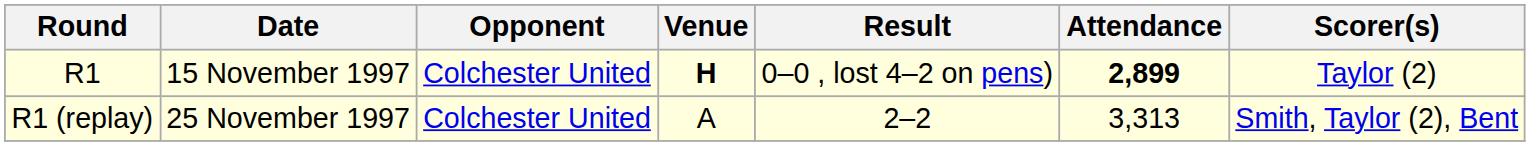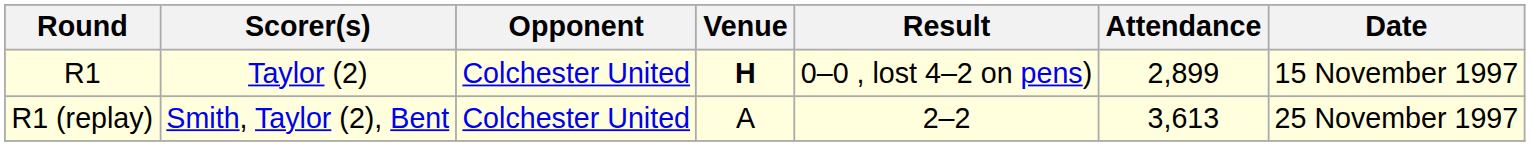columns swapped: (288, 27) <-> (1377, 27)
(1144, 72) bold -> (1183, 72) normal
(1144, 118) 3,313 -> (1183, 118) 3,613
